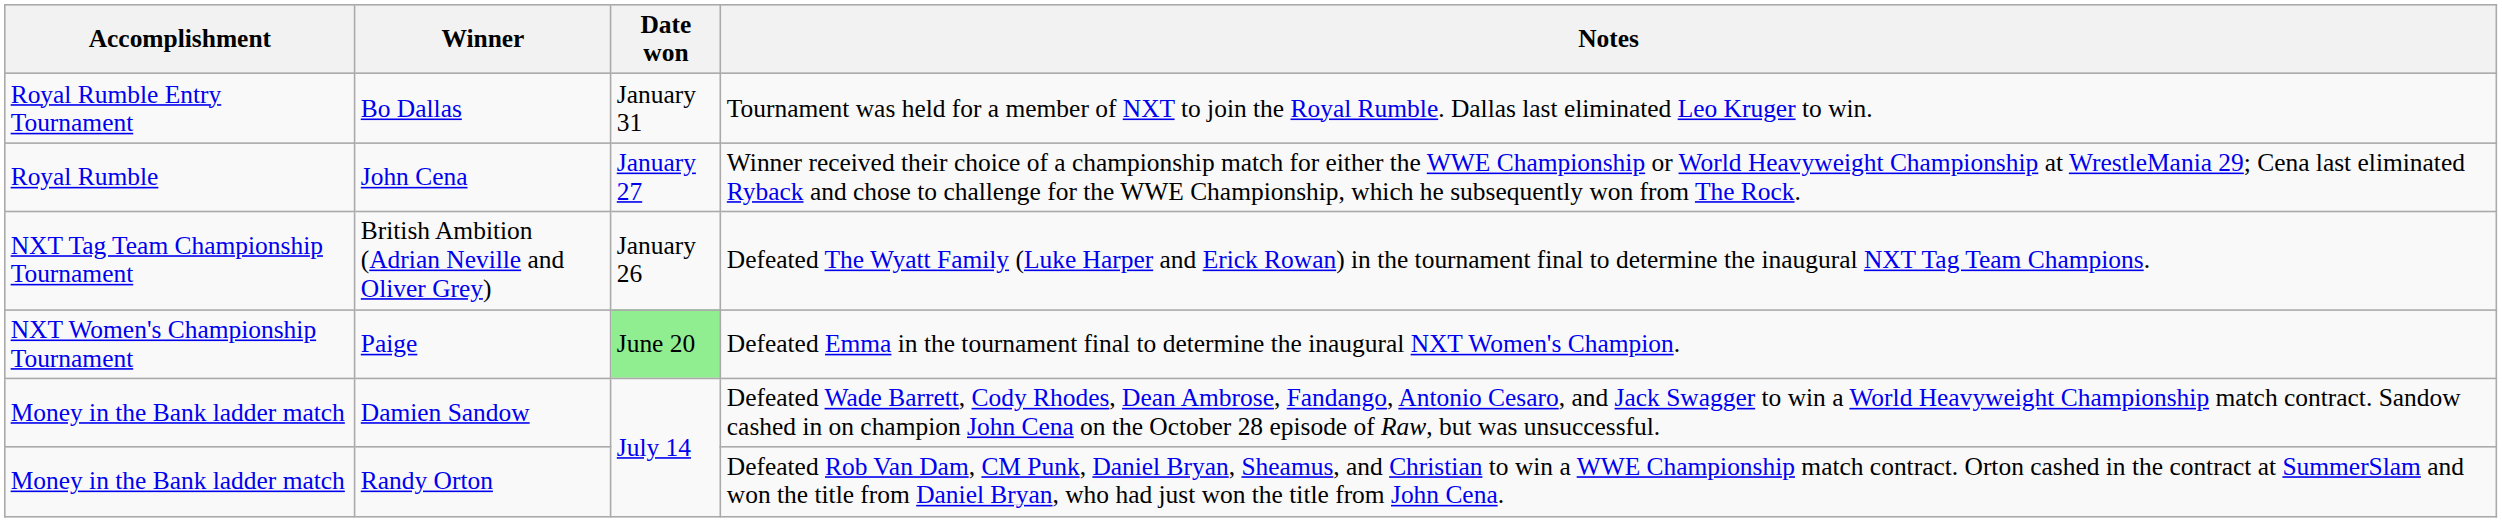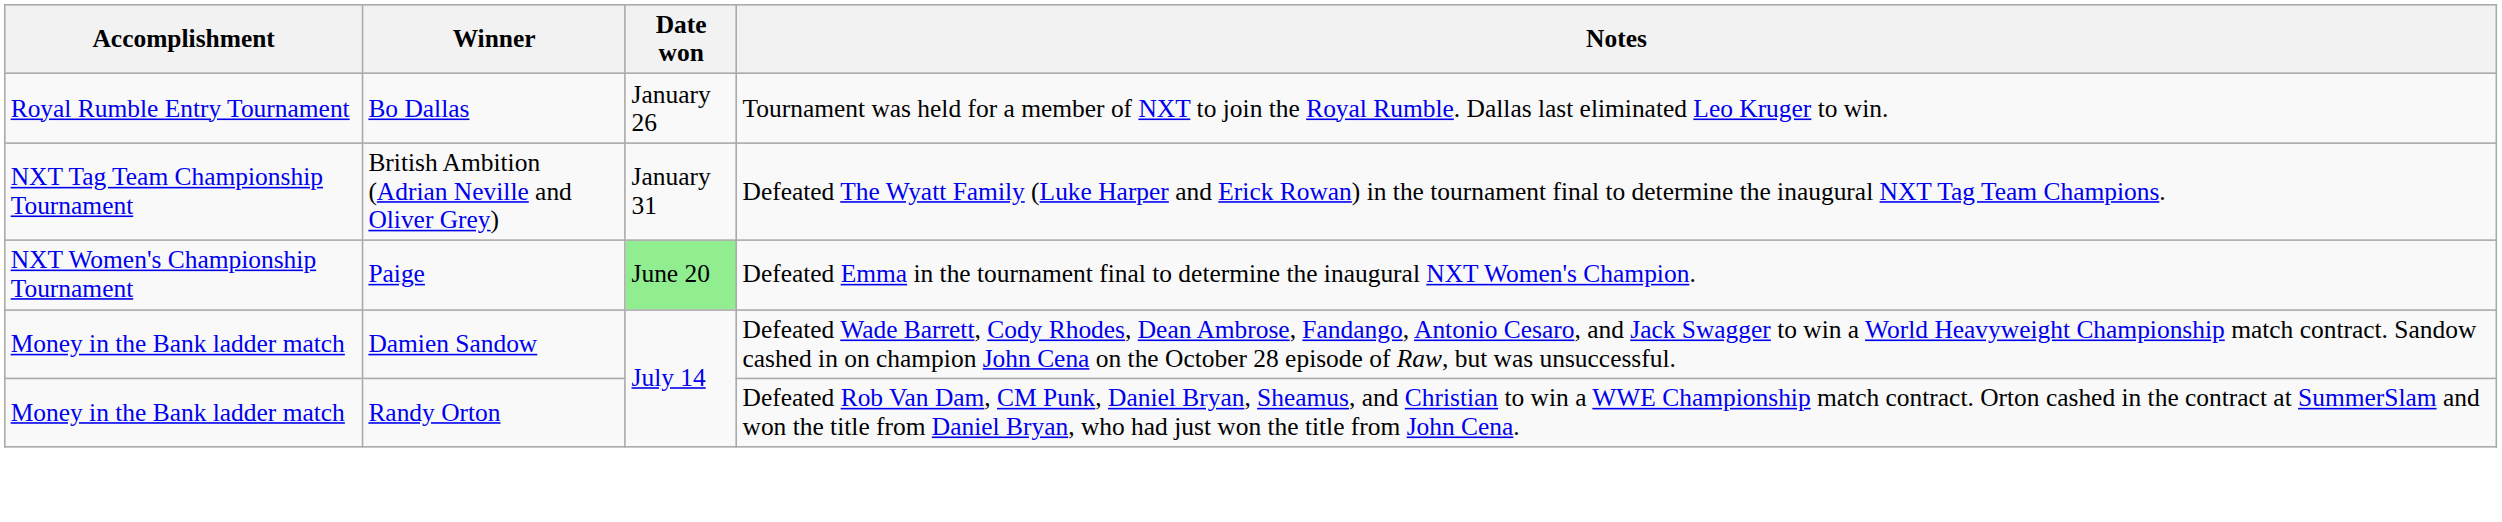(656, 107) January 31 -> (671, 107) January 26
- row: (414, 176)
(656, 260) January 26 -> (671, 191) January 31
